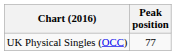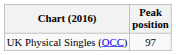(151, 42) 77 -> (151, 42) 97
